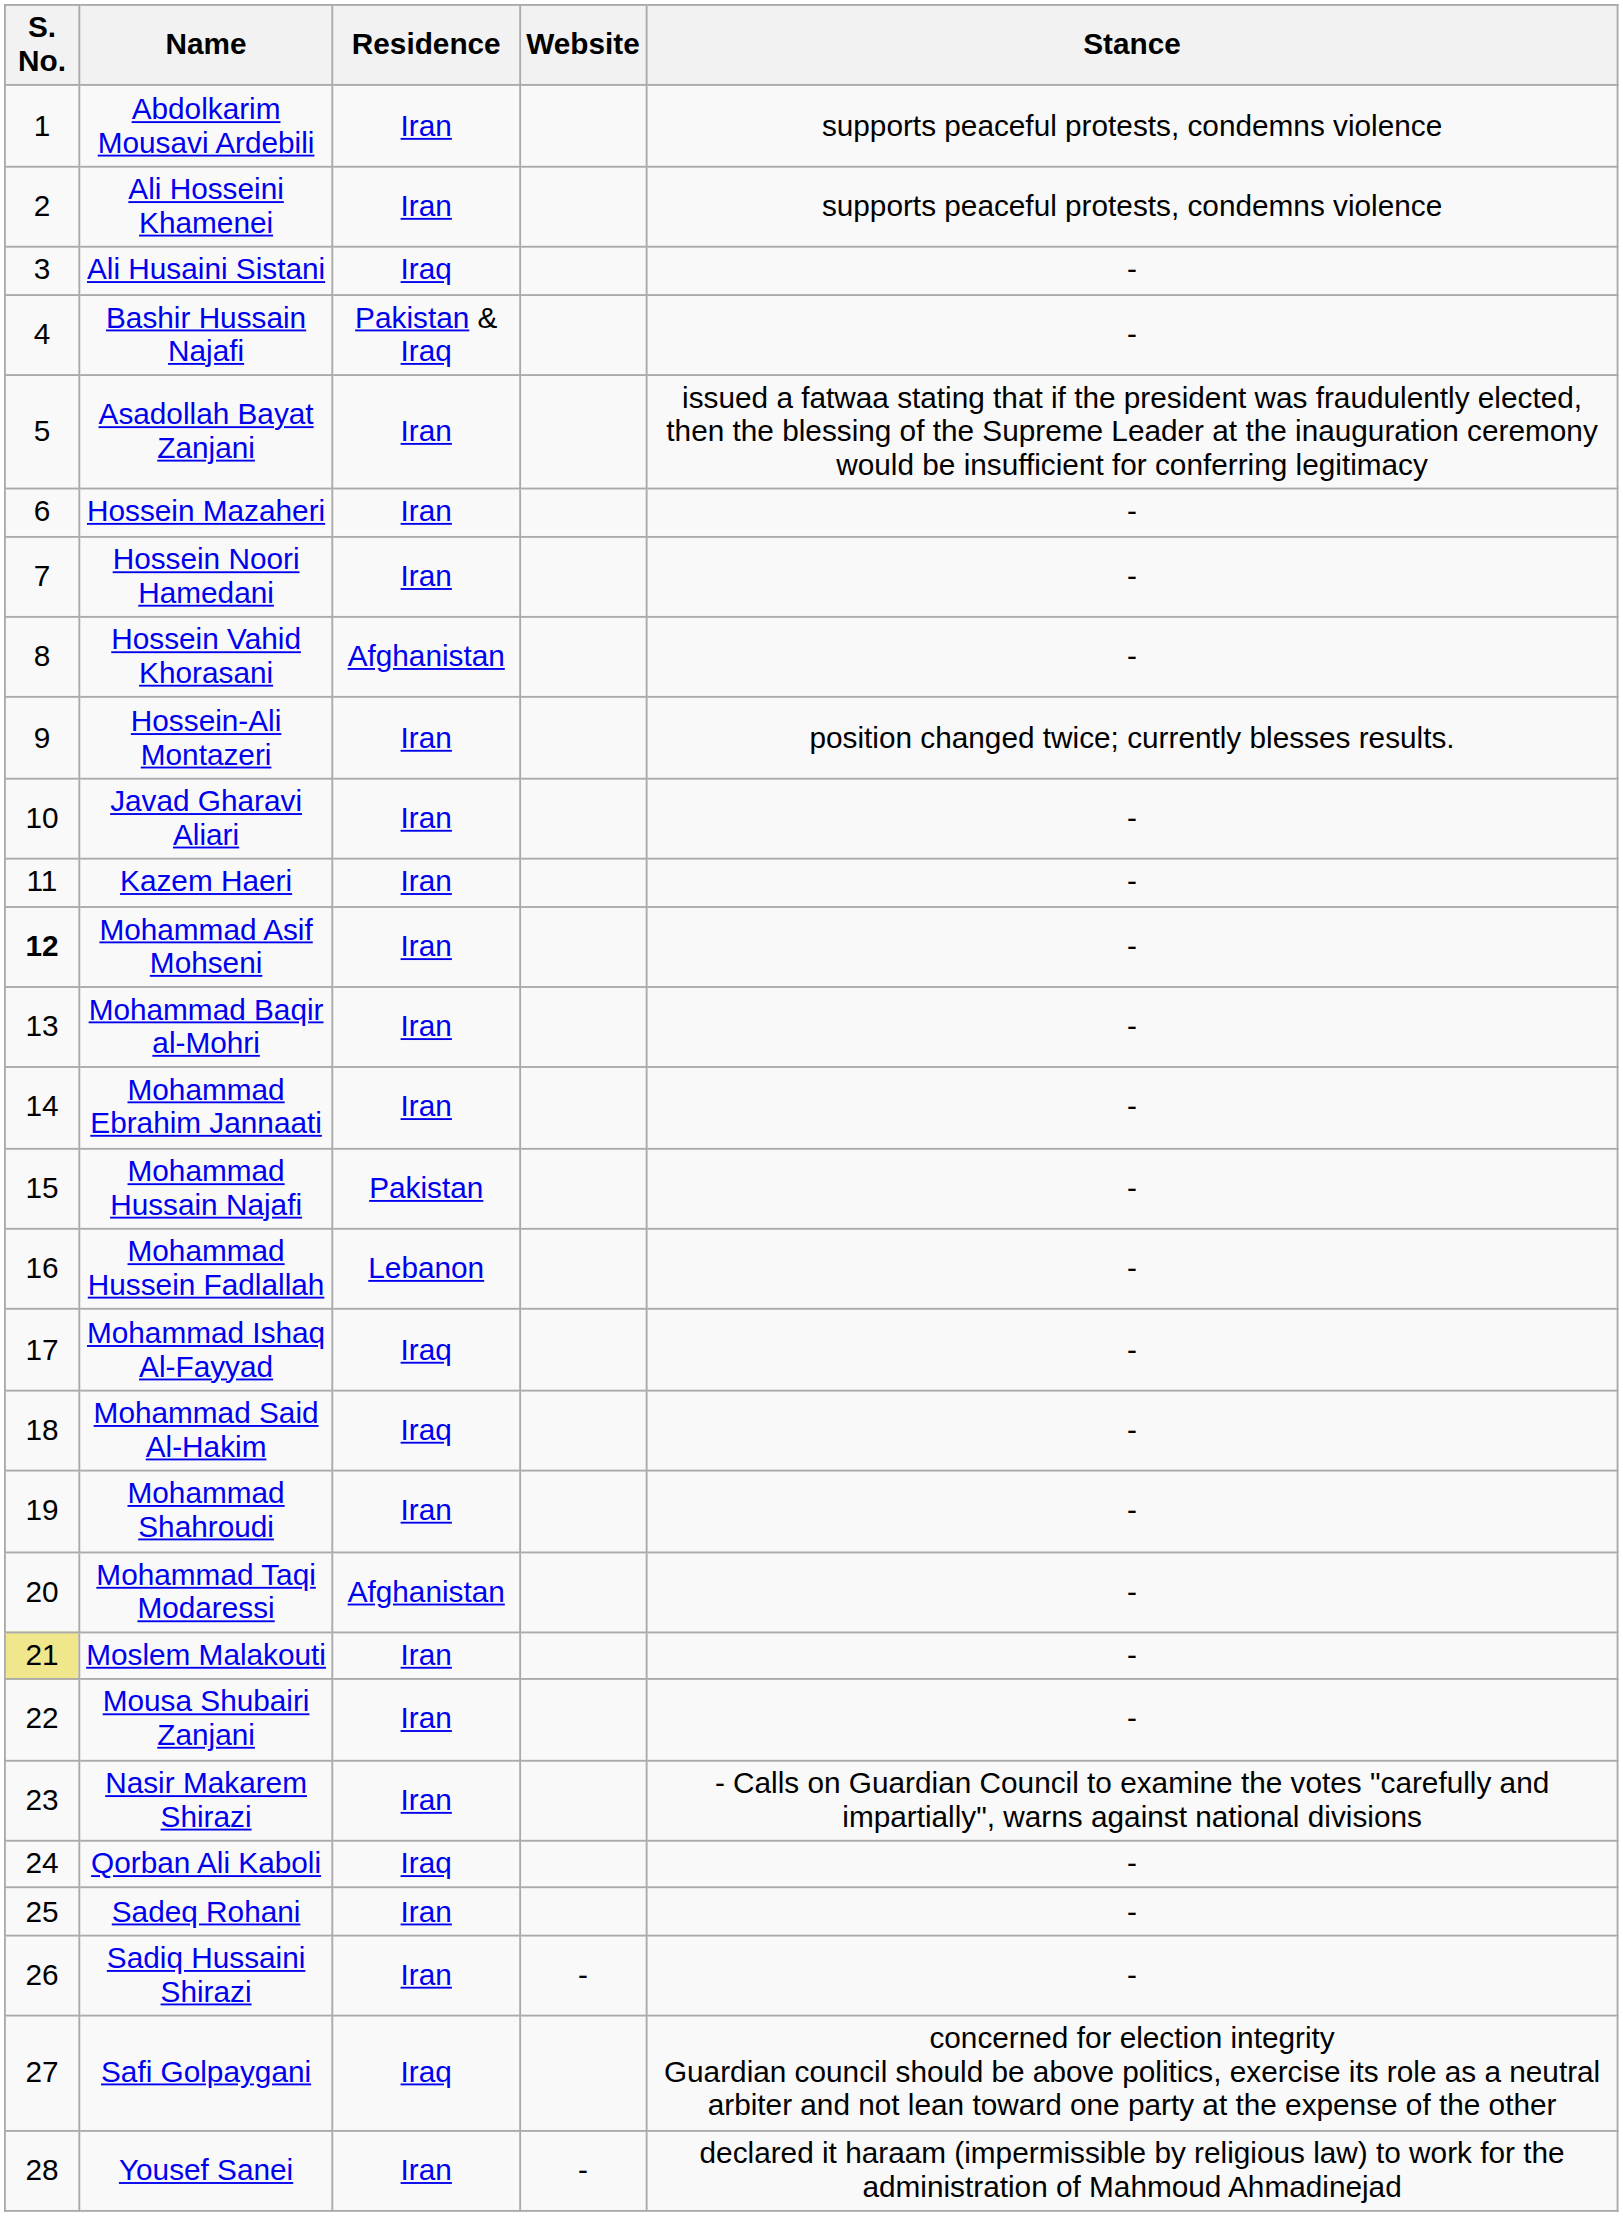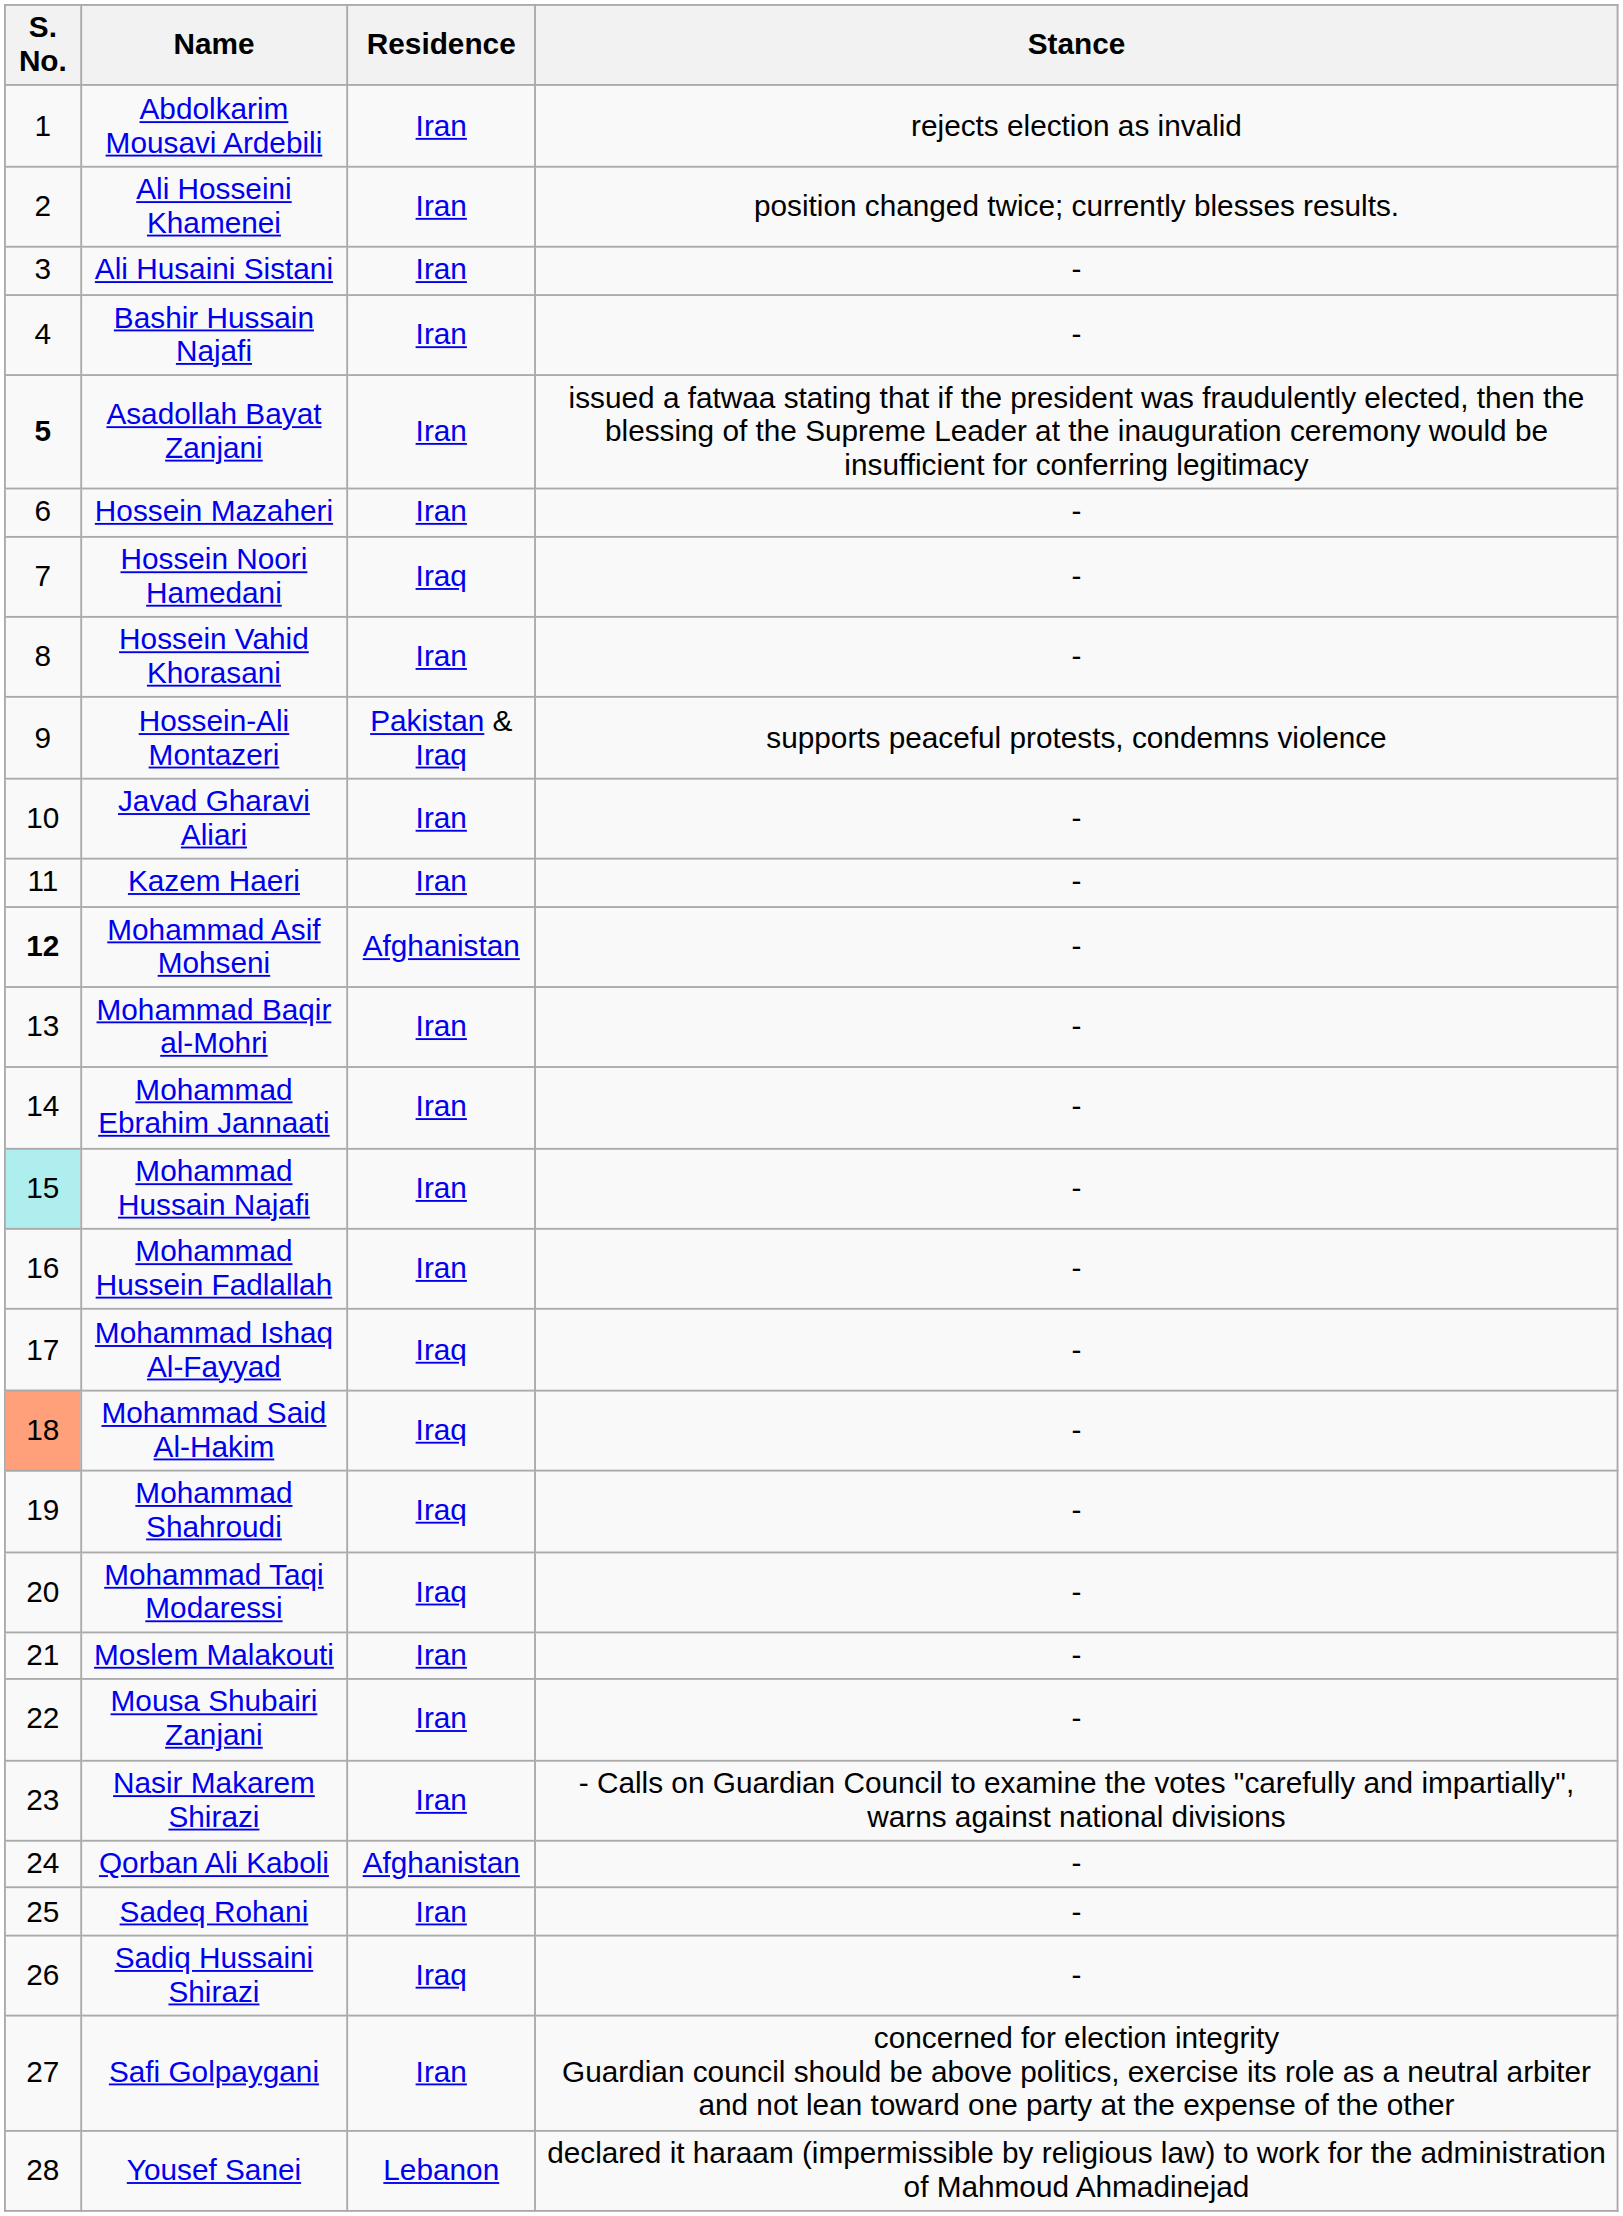- column: (583, 44)
(1132, 125) supports peaceful protests, condemns violence -> (1076, 125) rejects election as invalid
(1132, 206) supports peaceful protests, condemns violence -> (1076, 206) position changed twice; currently blesses results.
(426, 270) Iraq -> (441, 270) Iran
(426, 334) Pakistan & Iraq -> (441, 334) Iran
(42, 431) normal -> (43, 431) bold
(426, 576) Iran -> (441, 576) Iraq
(426, 656) Afghanistan -> (441, 656) Iran
(426, 737) Iran -> (441, 737) Pakistan & Iraq
(1132, 737) position changed twice; currently blesses results. -> (1076, 737) supports peaceful protests, condemns violence
(426, 946) Iran -> (441, 946) Afghanistan
(42, 1188) no background -> (43, 1188) paleturquoise background
(426, 1188) Pakistan -> (441, 1188) Iran
(426, 1268) Lebanon -> (441, 1268) Iran
(42, 1430) no background -> (43, 1430) lightsalmon background
(426, 1510) Iran -> (441, 1510) Iraq
(426, 1591) Afghanistan -> (441, 1591) Iraq
(42, 1655) khaki background -> (43, 1655) no background
(426, 1863) Iraq -> (441, 1863) Afghanistan
(426, 1975) Iran -> (441, 1975) Iraq
(426, 2072) Iraq -> (441, 2072) Iran
(426, 2169) Iran -> (441, 2169) Lebanon
